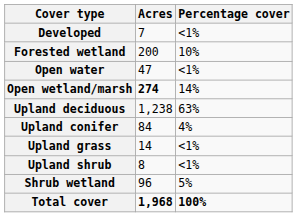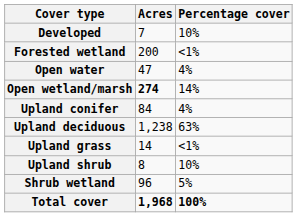(189, 33) <1% -> (189, 33) 10%
(189, 52) 10% -> (189, 52) <1%
(189, 70) <1% -> (185, 70) 4%
rows swapped: (70, 127) <-> (70, 108)
(189, 165) <1% -> (189, 165) 10%
